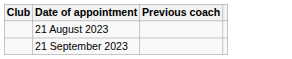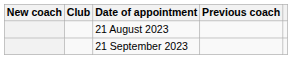+ column: (34, 12)
